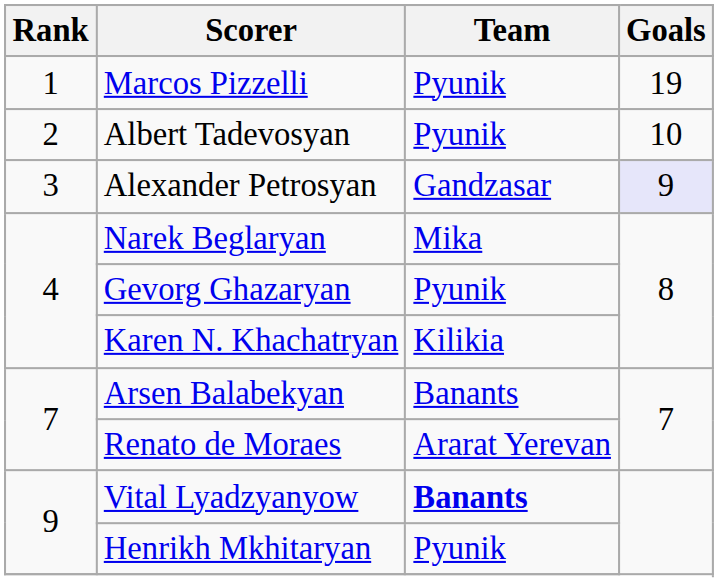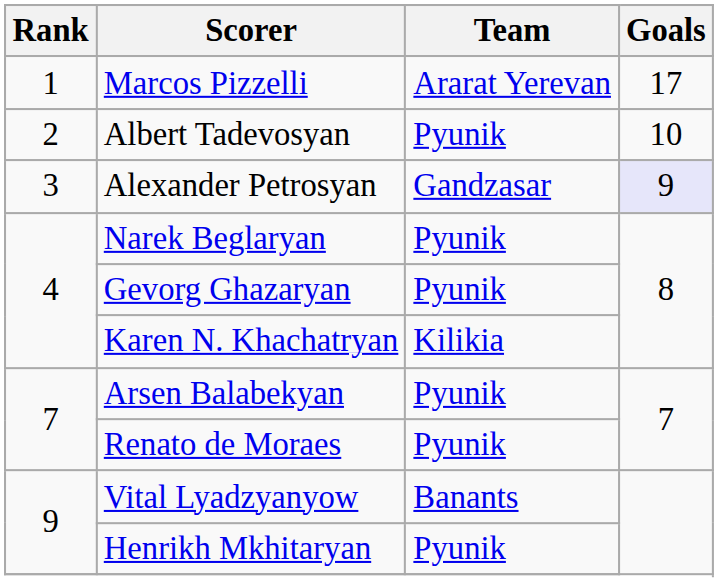(460, 82) Pyunik -> (512, 82) Ararat Yerevan
(666, 82) 19 -> (666, 82) 17
(448, 237) Mika -> (460, 237) Pyunik
(466, 392) Banants -> (460, 392) Pyunik
(512, 444) Ararat Yerevan -> (460, 444) Pyunik
(471, 496) bold -> (466, 496) normal
